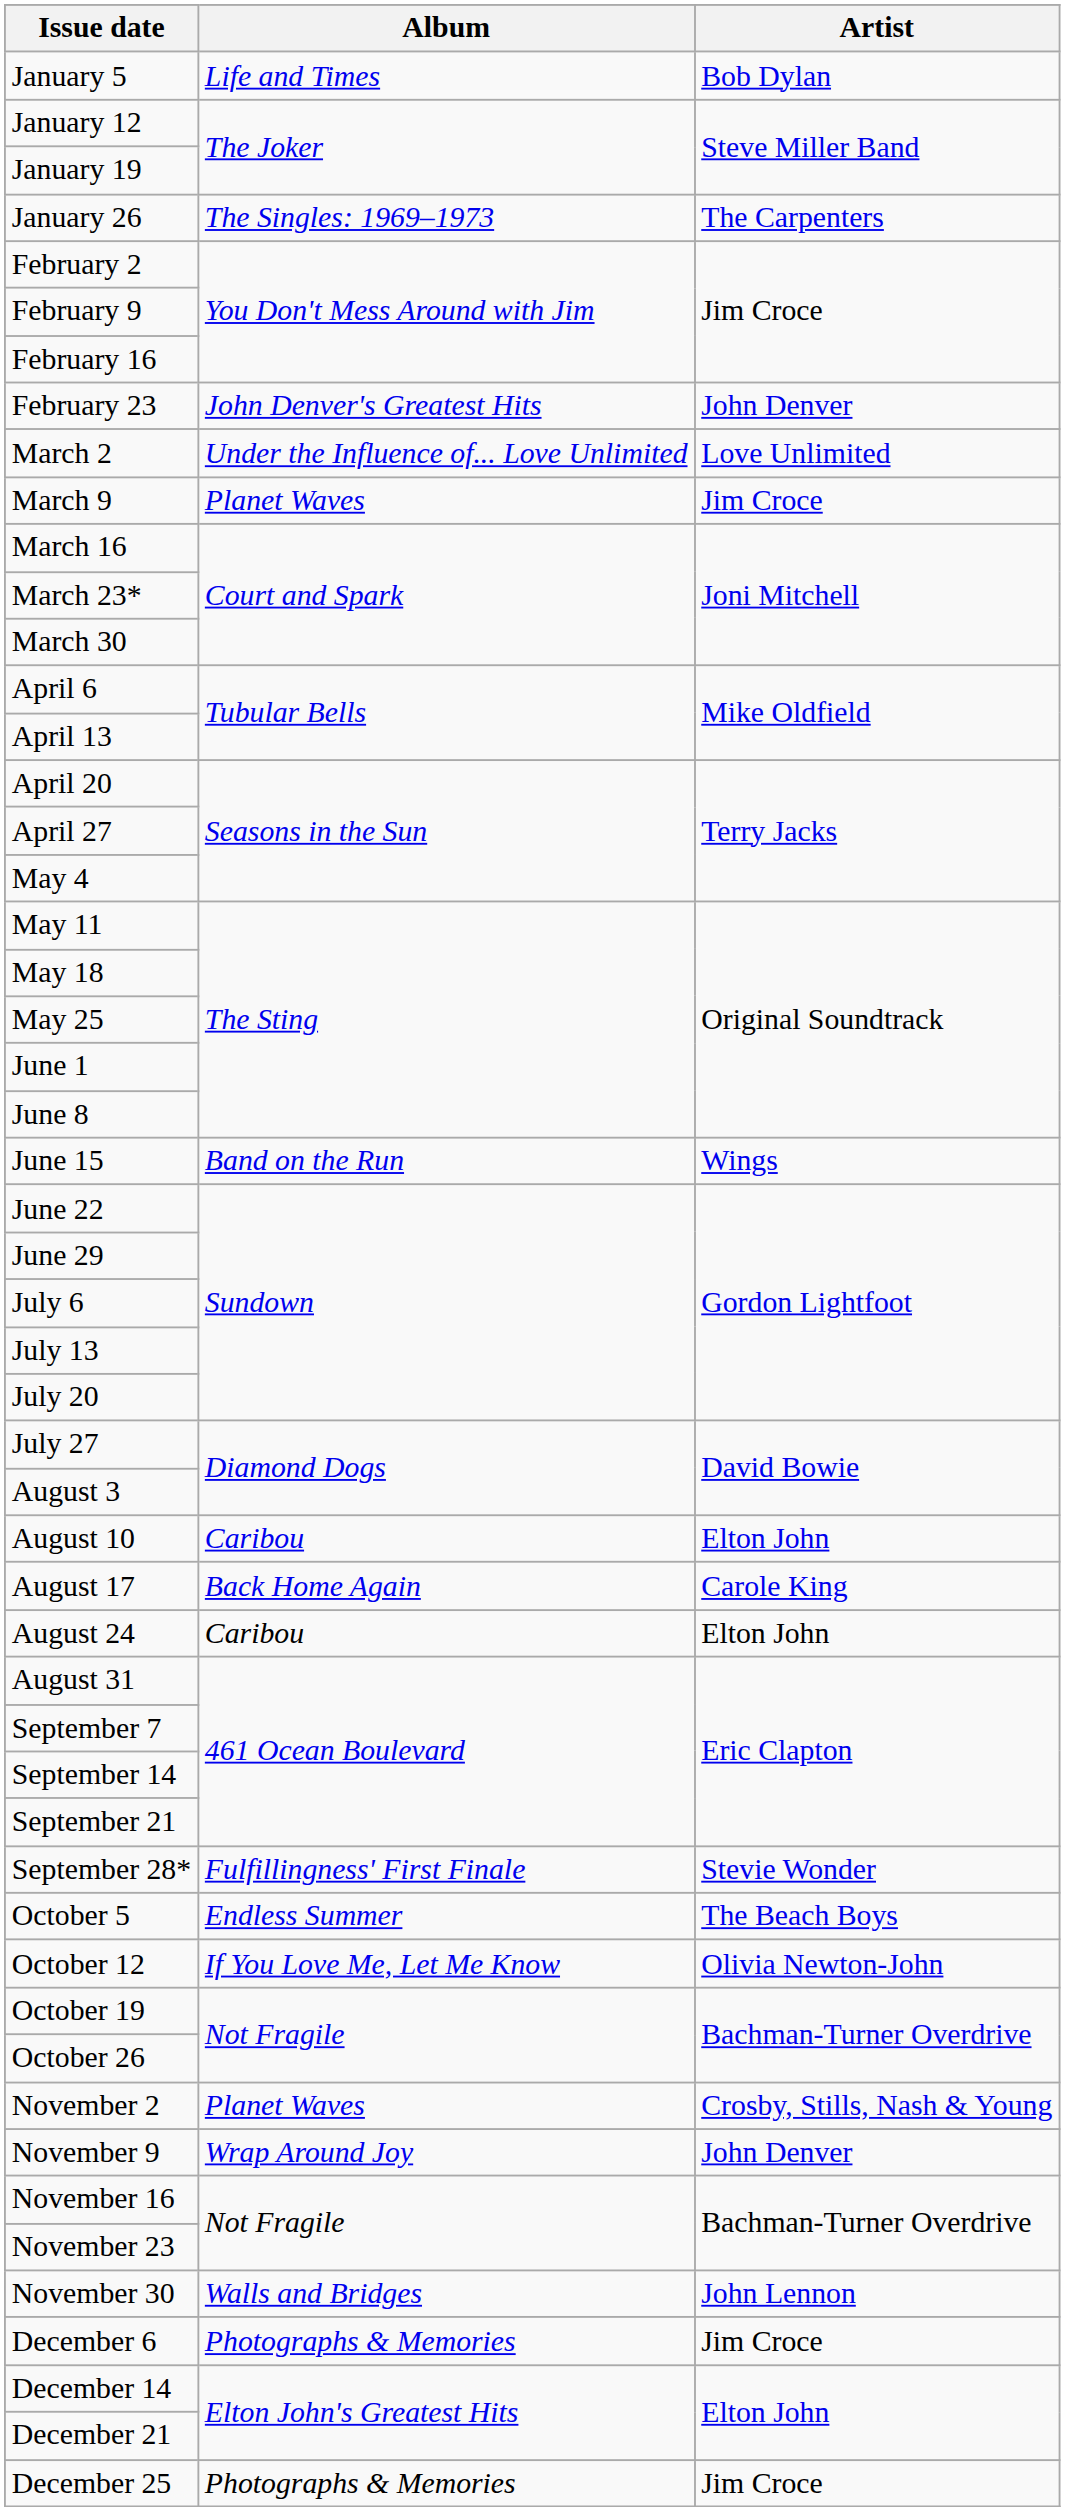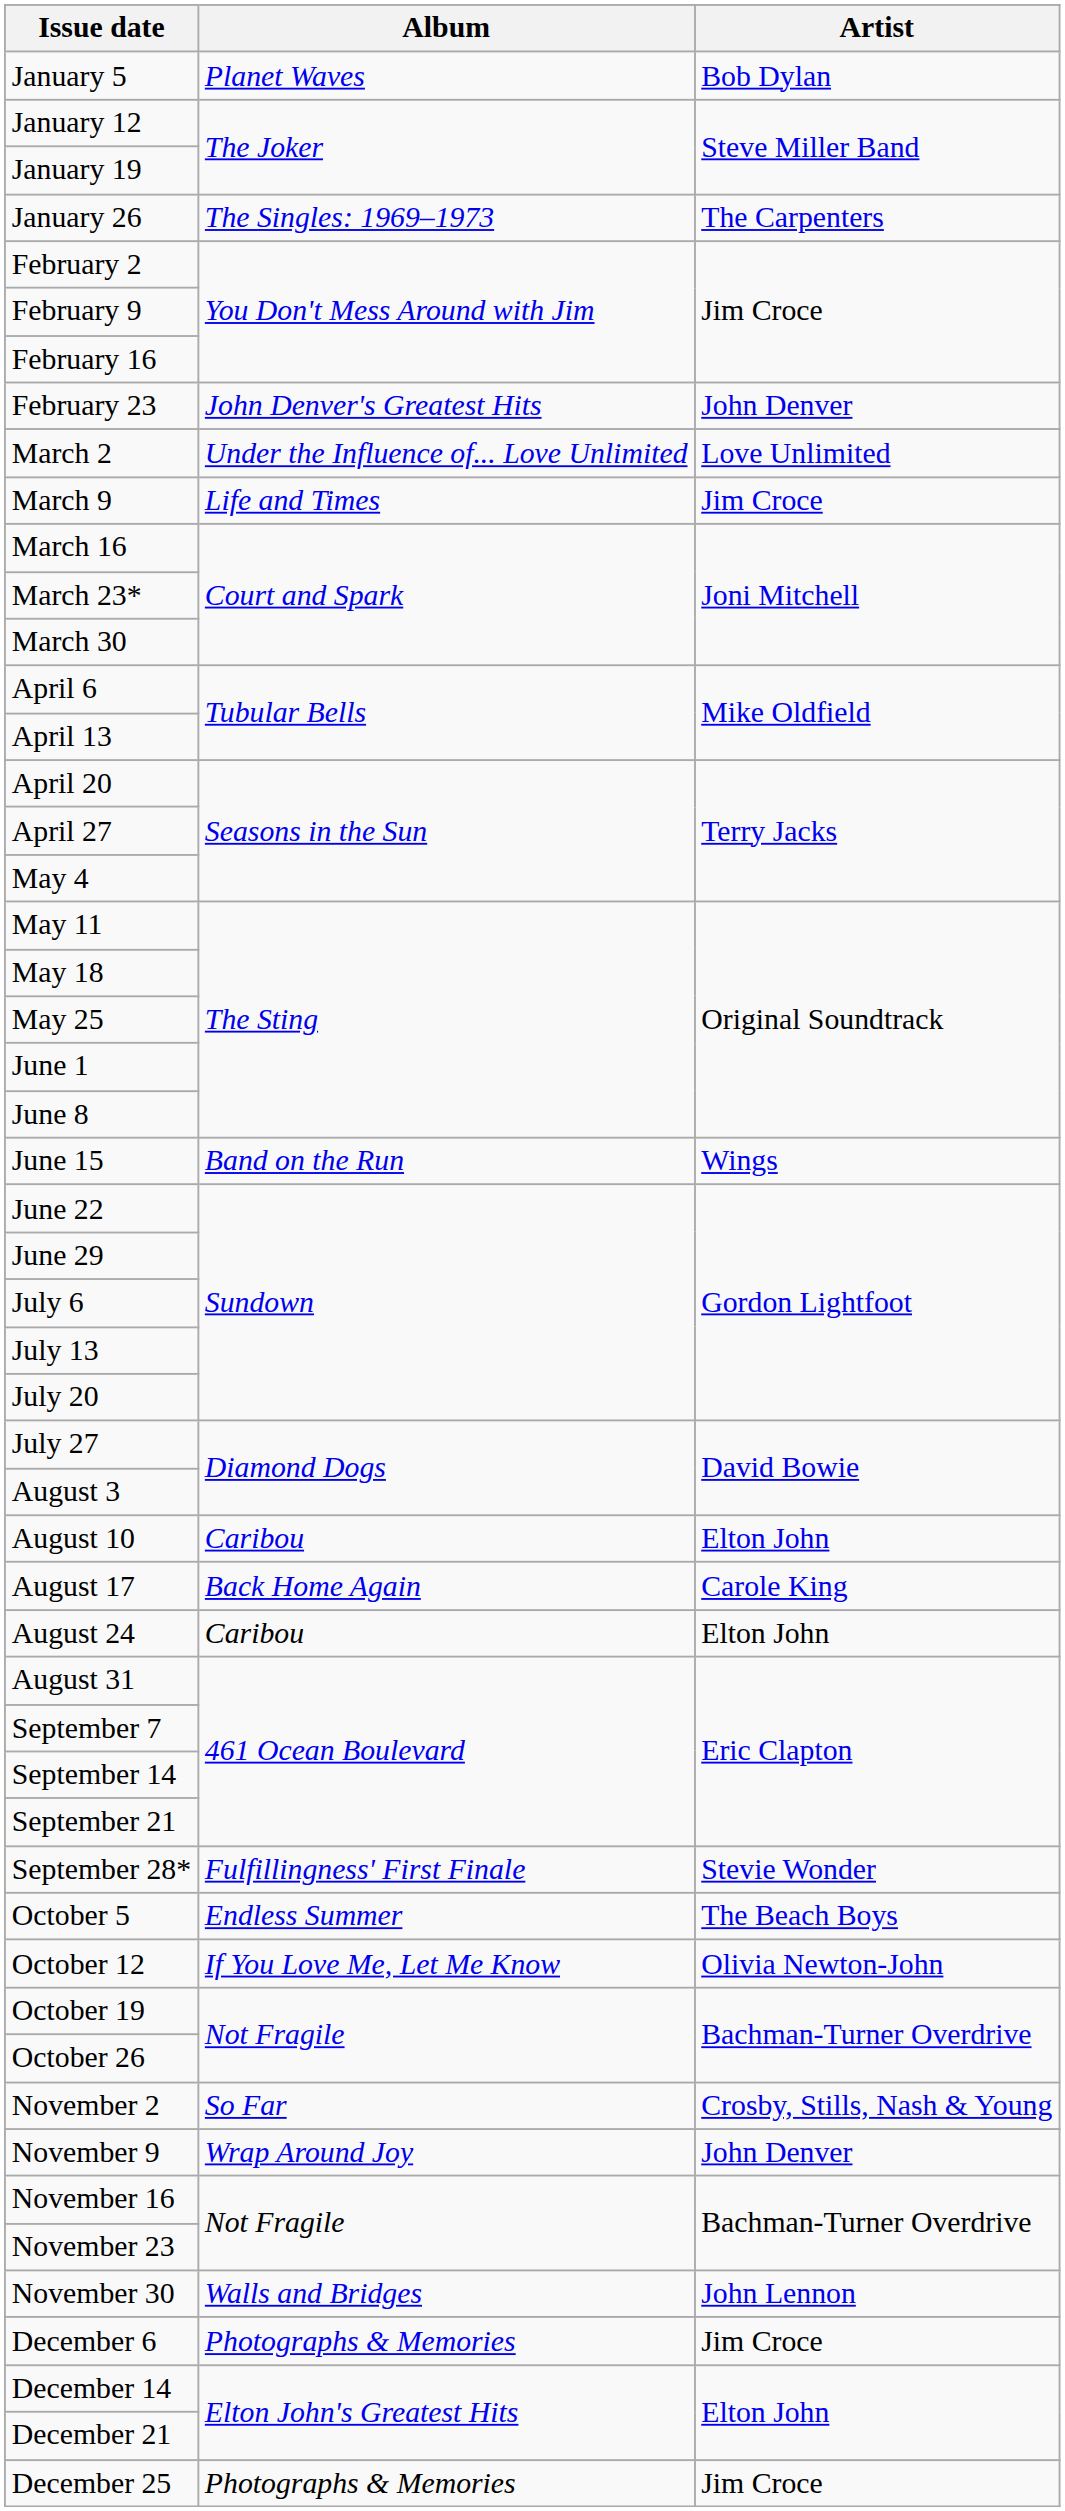(292, 75) Life and Times -> (285, 75) Planet Waves
(285, 500) Planet Waves -> (292, 500) Life and Times
(285, 2104) Planet Waves -> (246, 2104) So Far
